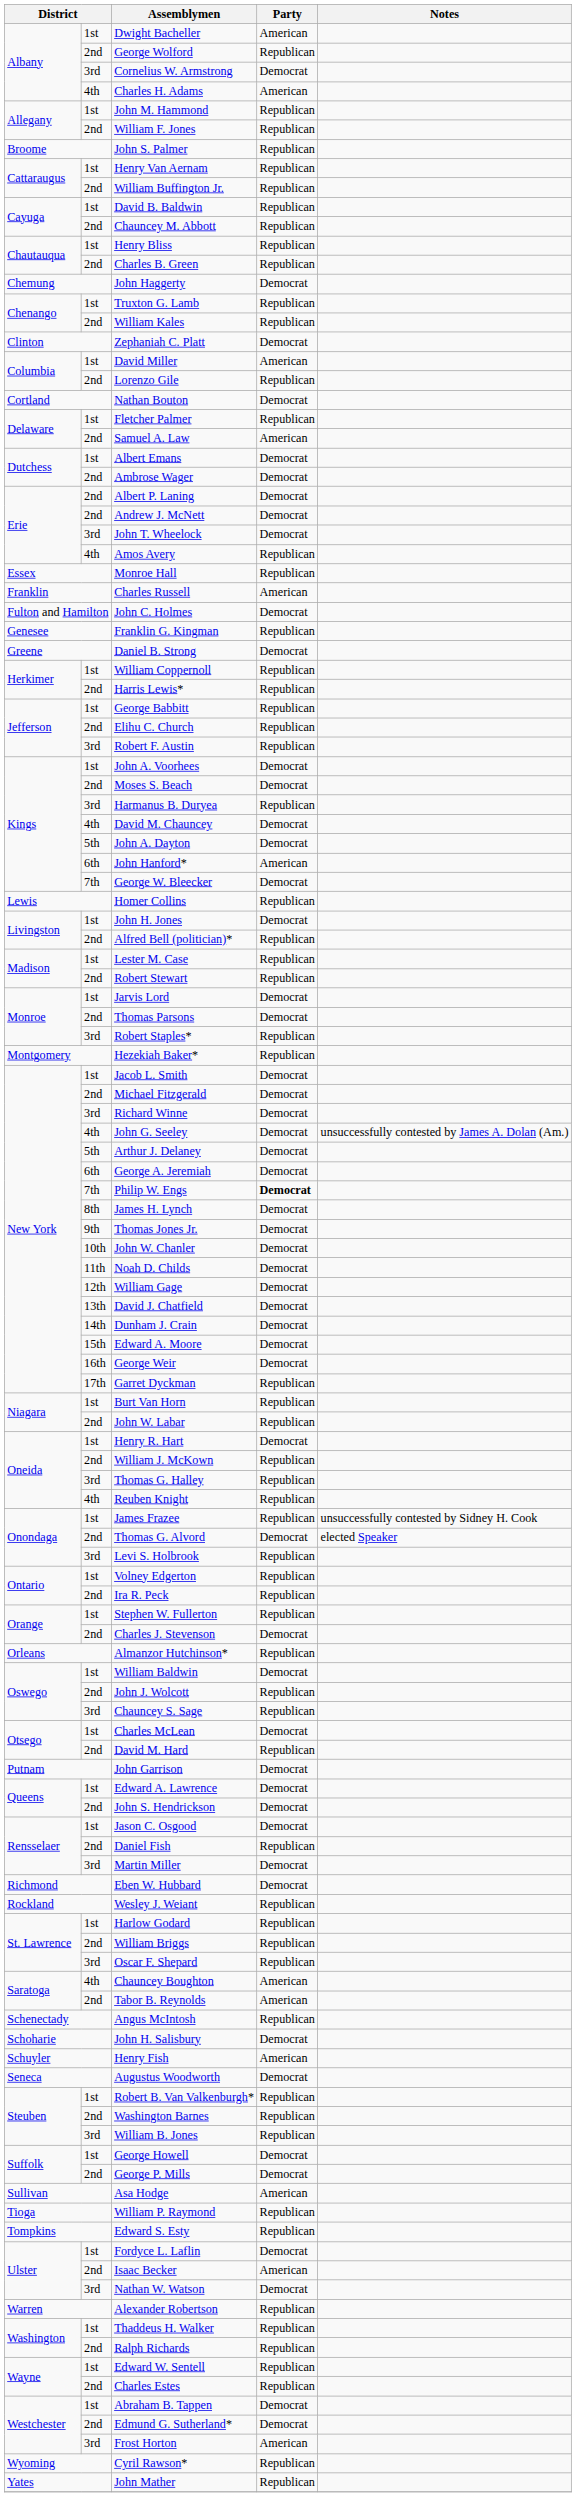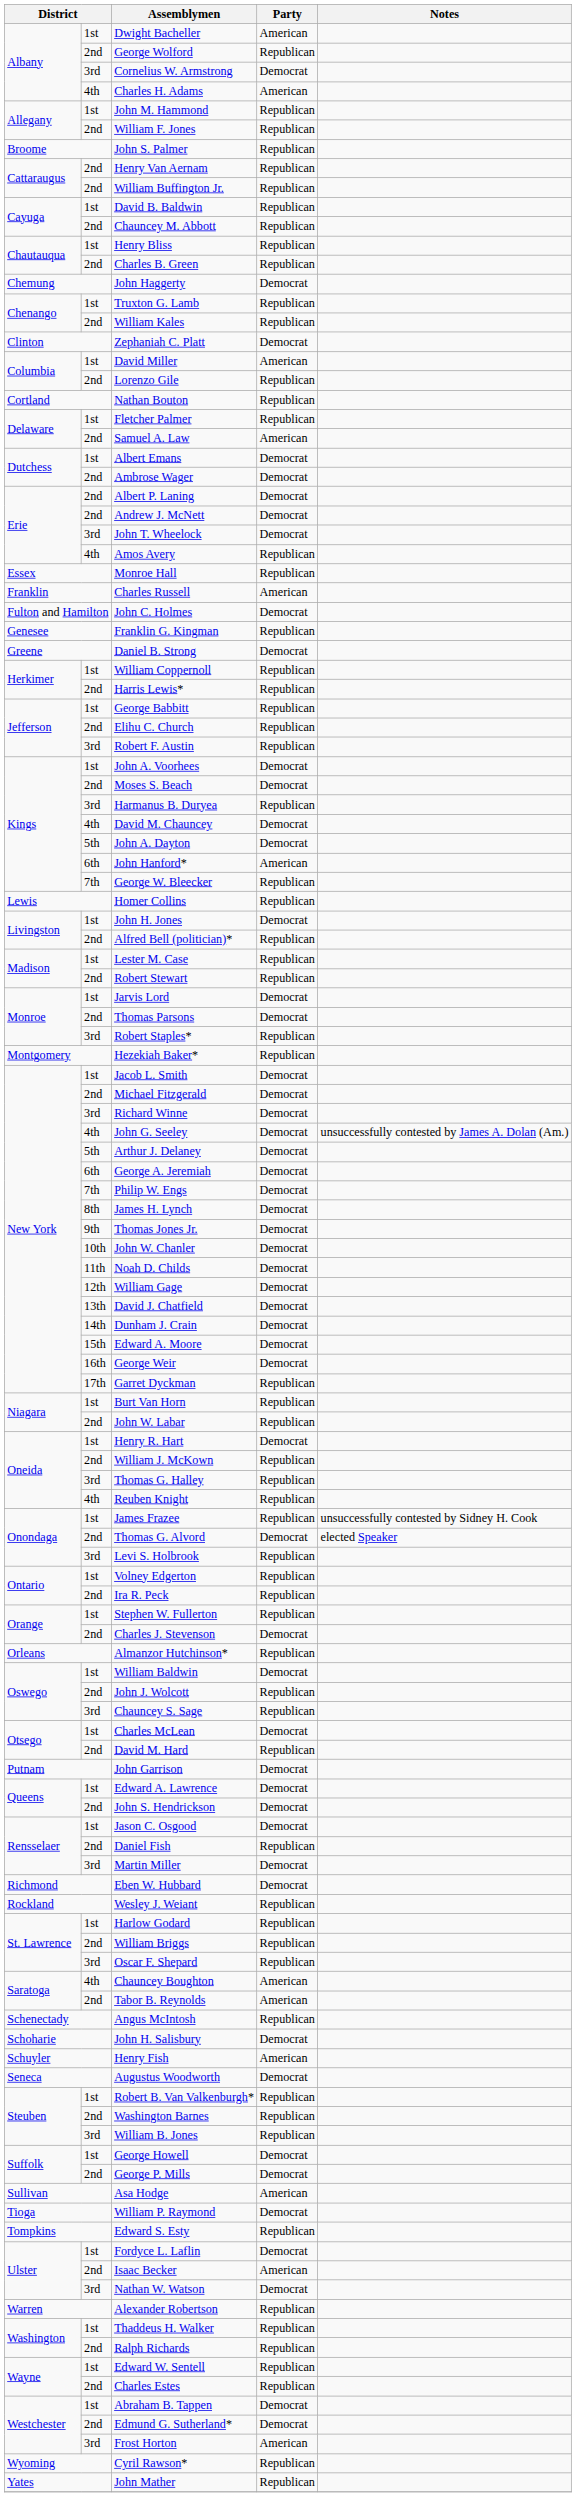(91, 168) 1st -> (93, 168) 2nd
(284, 399) Democrat -> (287, 399) Republican
(284, 881) Democrat -> (287, 881) Republican
(285, 1190) bold -> (284, 1190) normal
(287, 2212) Republican -> (284, 2212) Democrat
